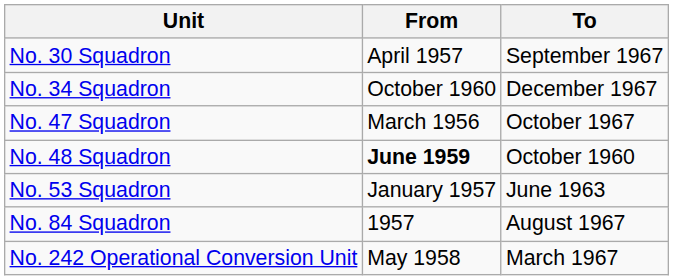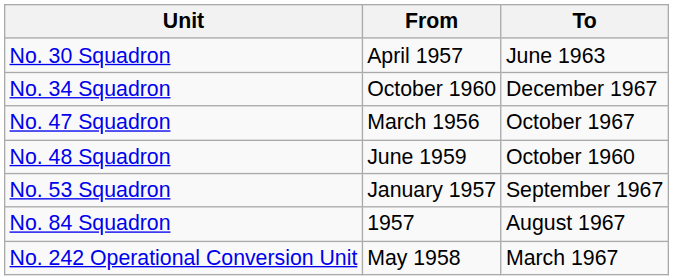(585, 55) September 1967 -> (556, 55) June 1963
(419, 156) bold -> (417, 156) normal
(556, 190) June 1963 -> (585, 190) September 1967
